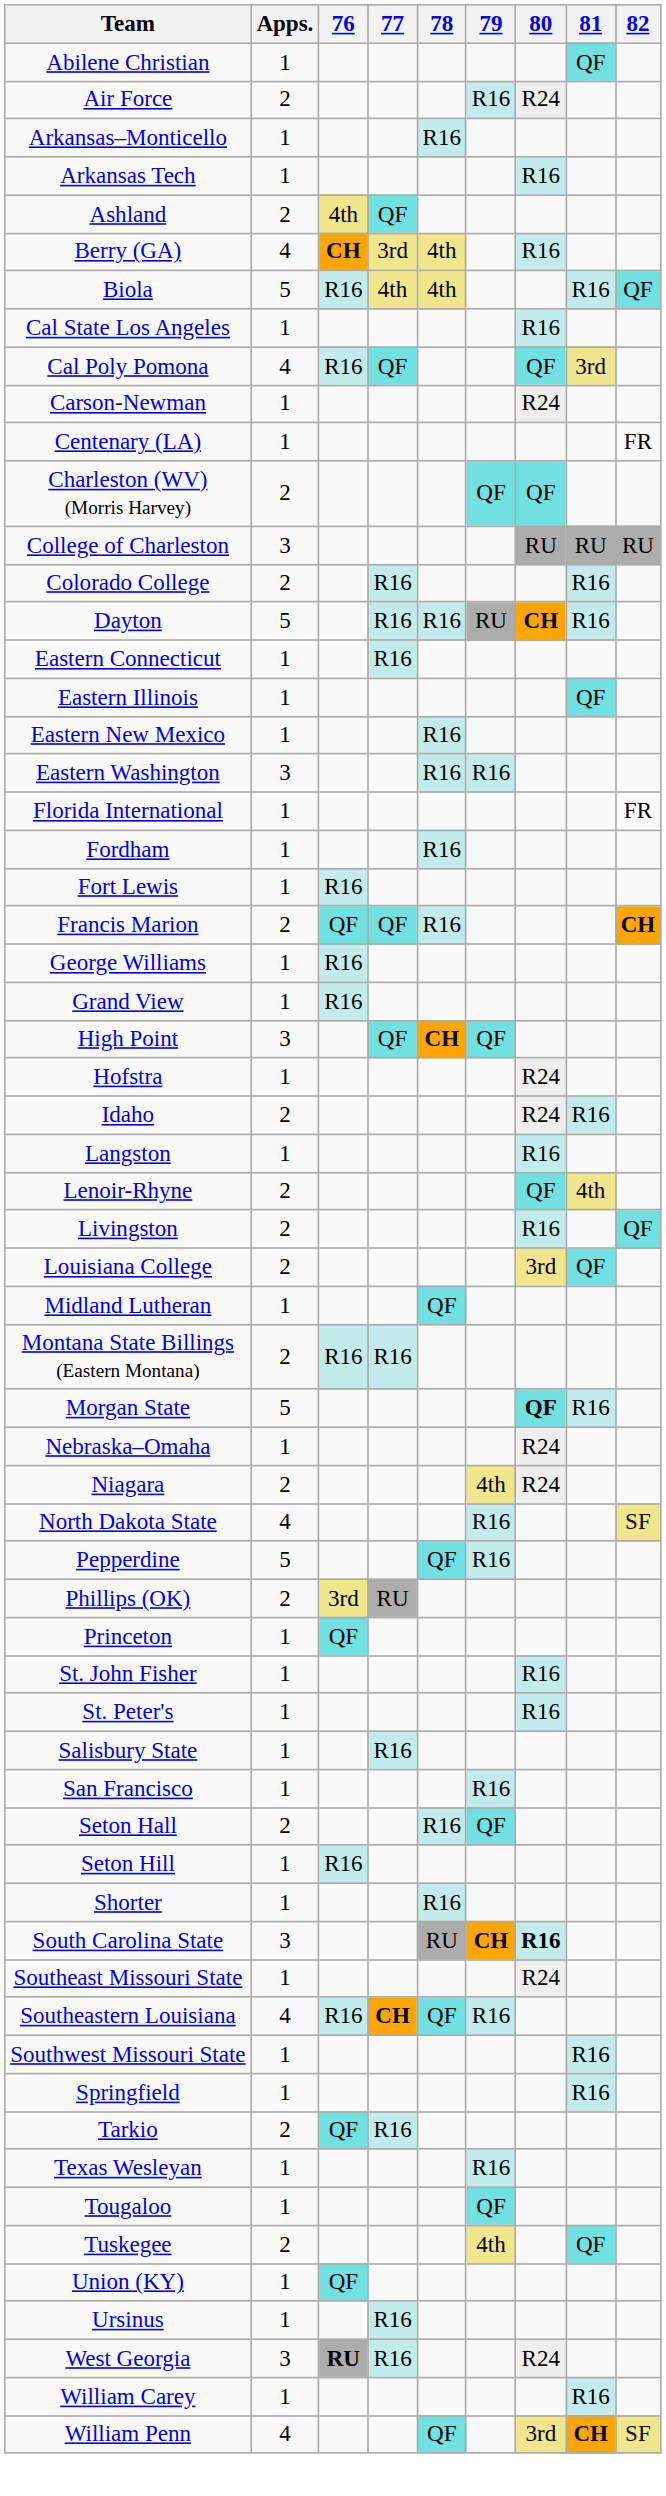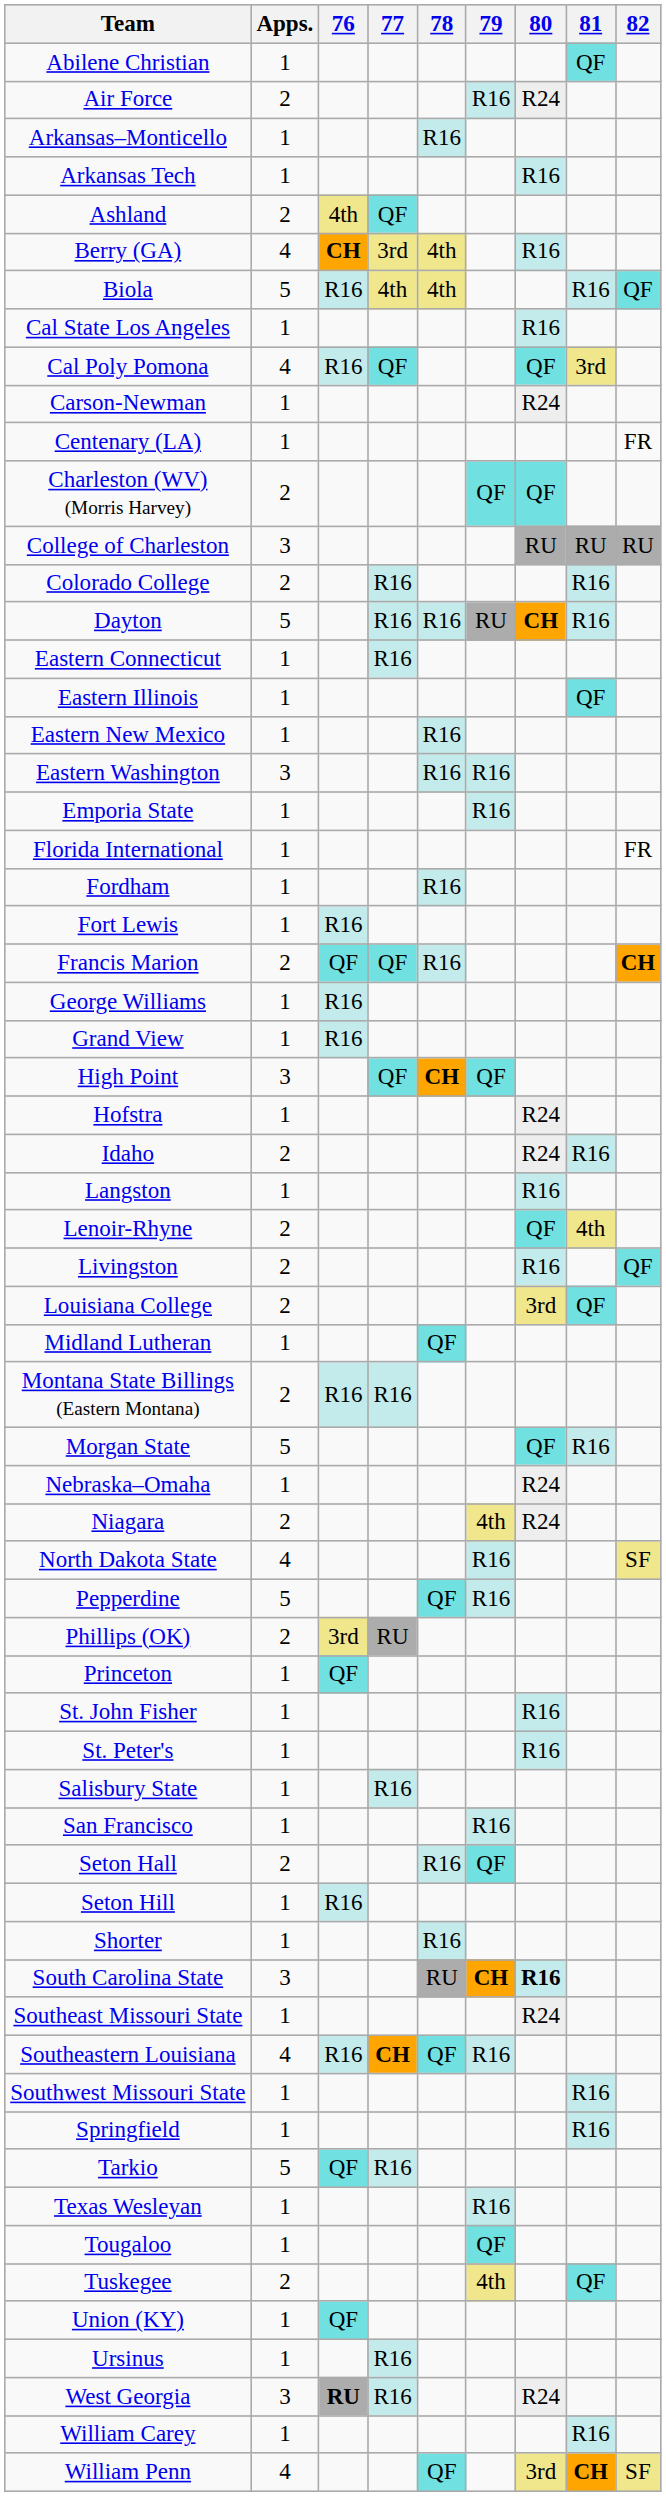+ row: (128, 811)
(541, 1408) bold -> (541, 1446) normal
(285, 2130) 2 -> (285, 2168) 5
